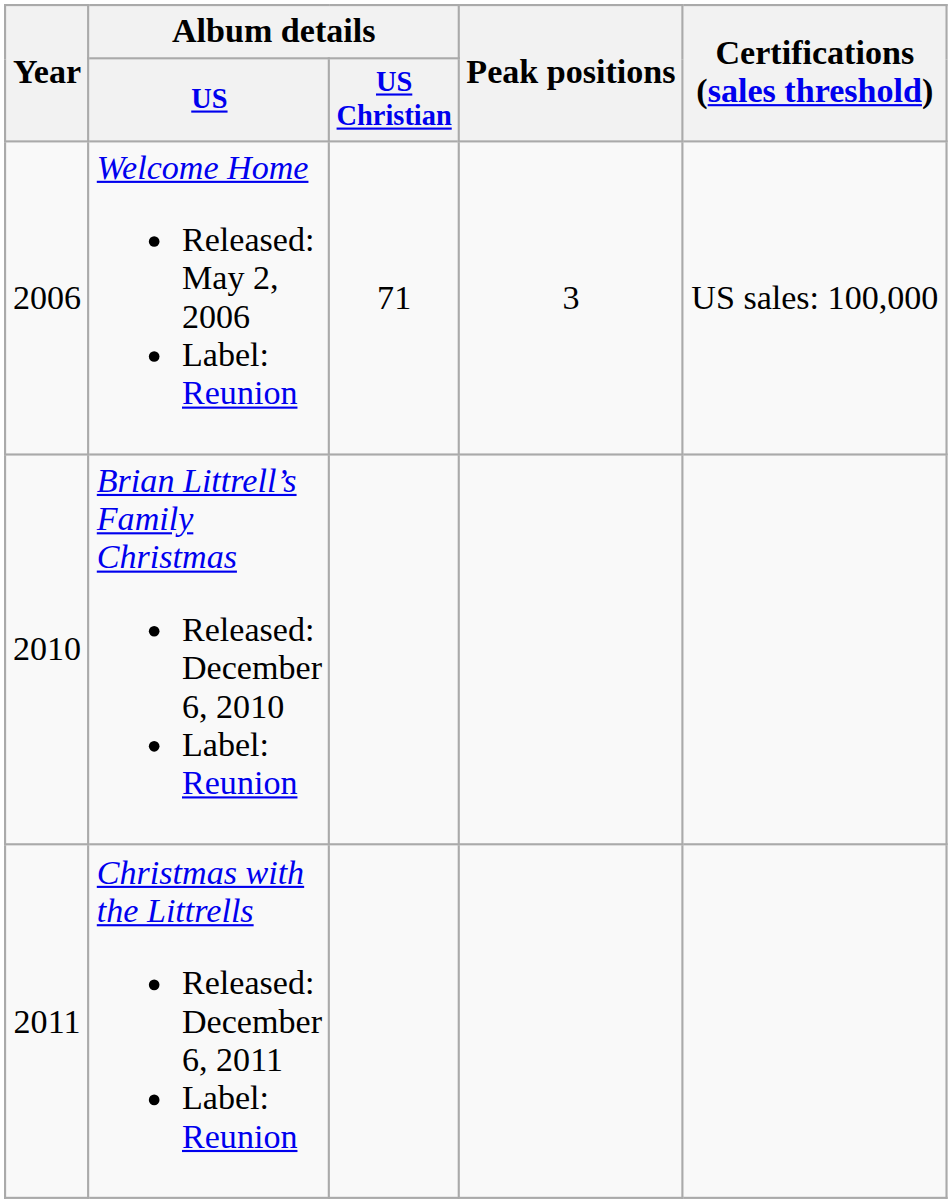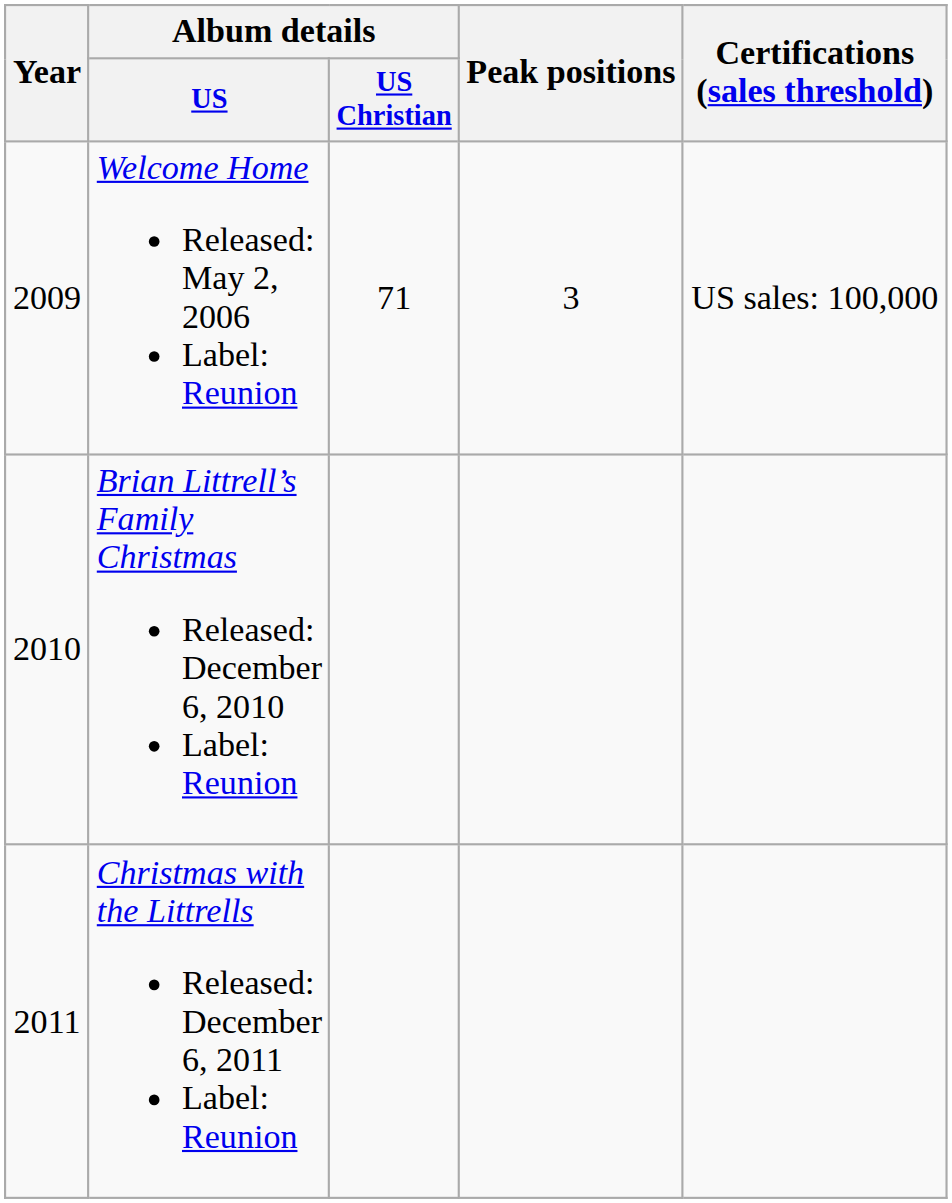(47, 297) 2006 -> (47, 297) 2009
